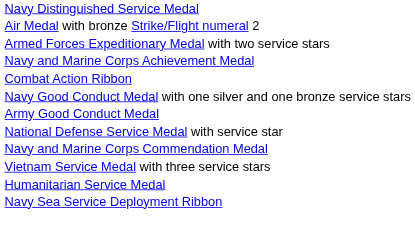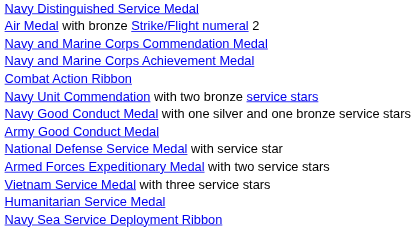rows swapped: (136, 149) <-> (167, 43)
+ row: (161, 96)
